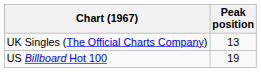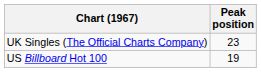(233, 42) 13 -> (233, 42) 23
